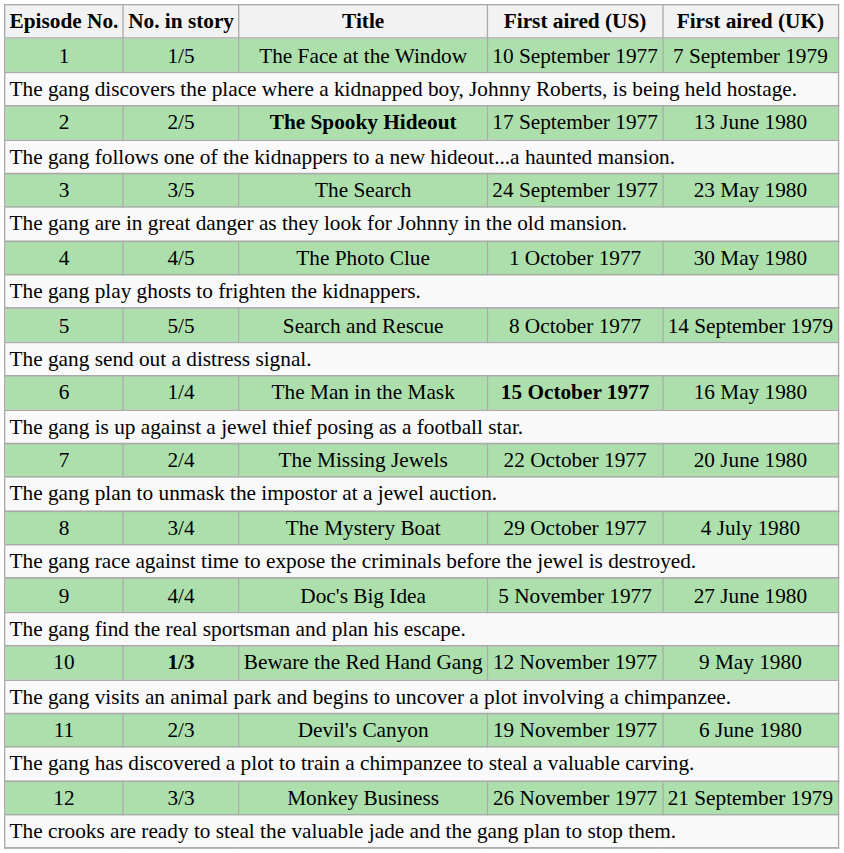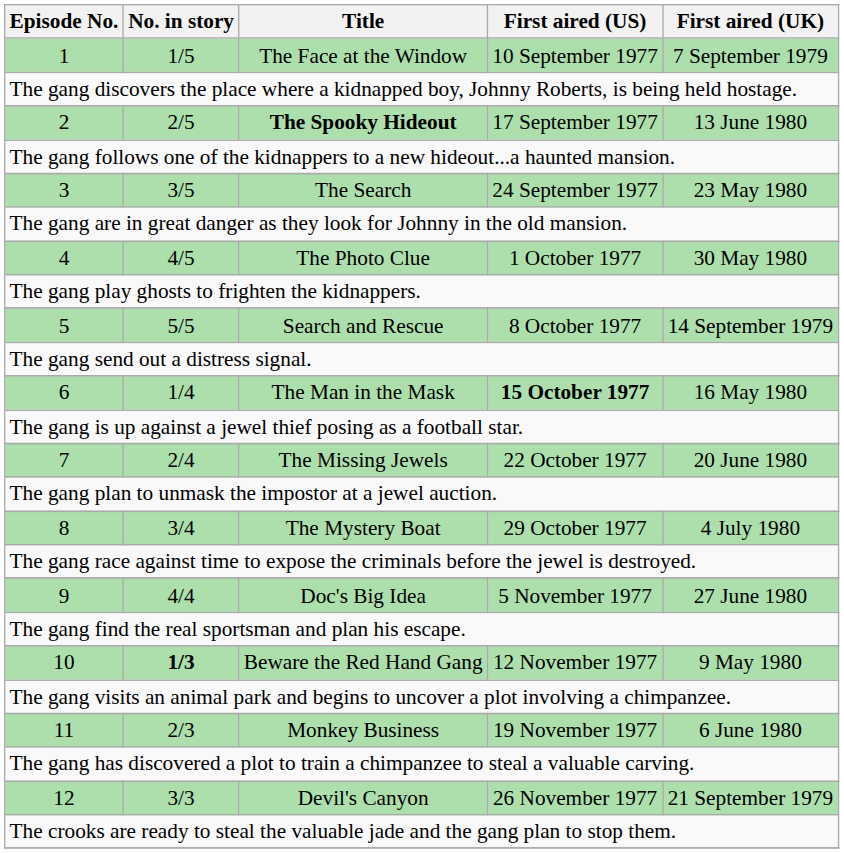(363, 730) Devil's Canyon -> (363, 730) Monkey Business
(363, 797) Monkey Business -> (363, 797) Devil's Canyon
